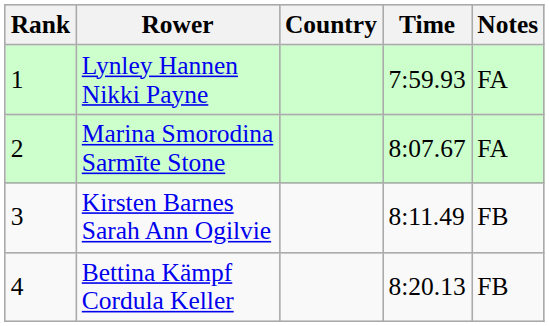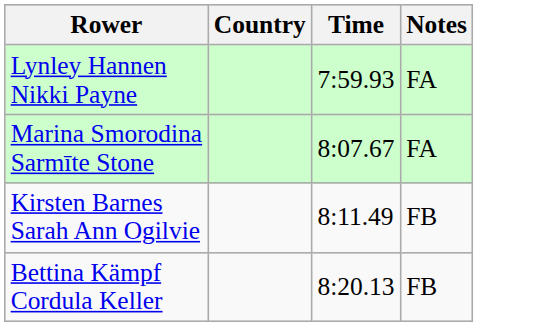- column: (40, 24)
